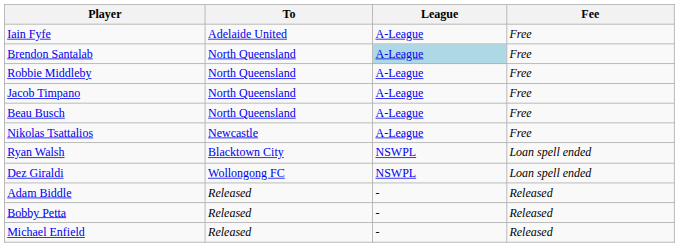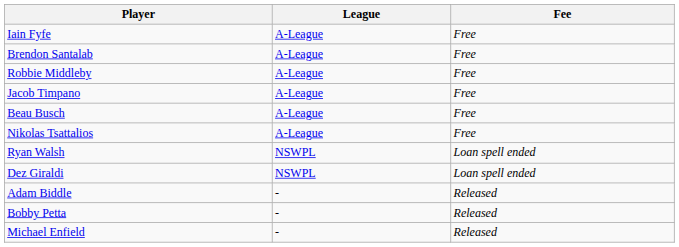- column: (289, 14)
(399, 54) lightblue background -> (299, 54) no background
